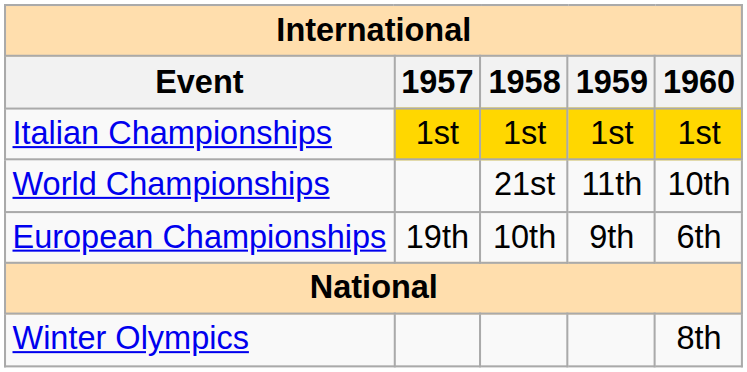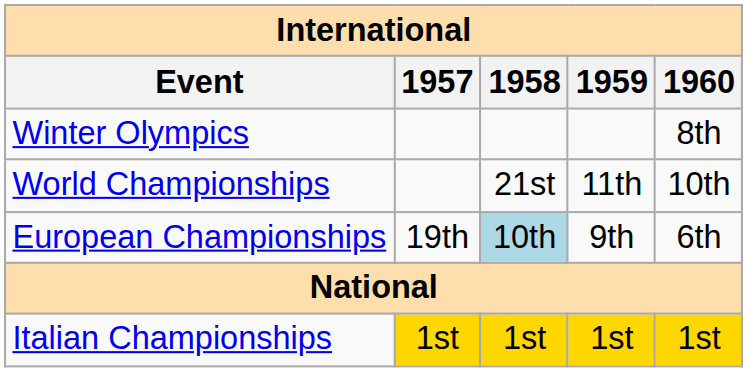rows swapped: (131, 339) <-> (172, 133)
(525, 236) no background -> (525, 236) lightblue background
